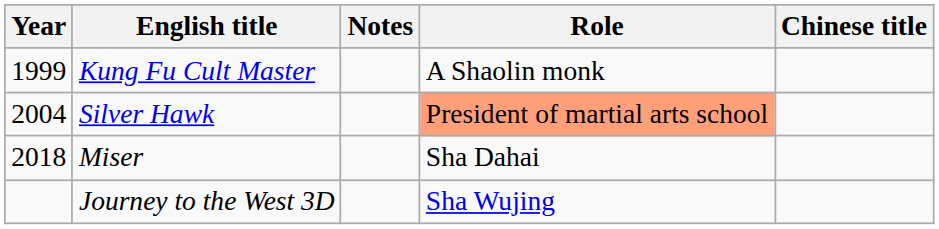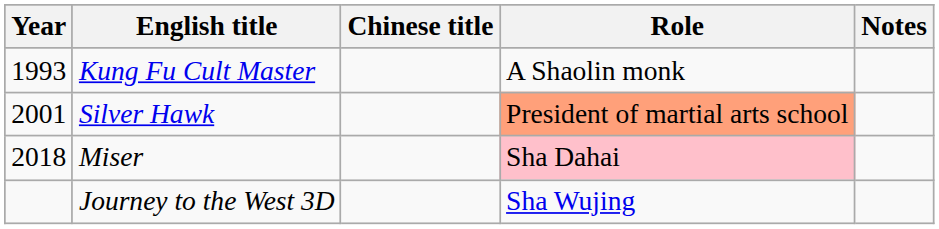columns swapped: (854, 26) <-> (380, 26)
(39, 69) 1999 -> (39, 69) 1993
(39, 113) 2004 -> (39, 113) 2001
(483, 157) no background -> (563, 157) pink background
